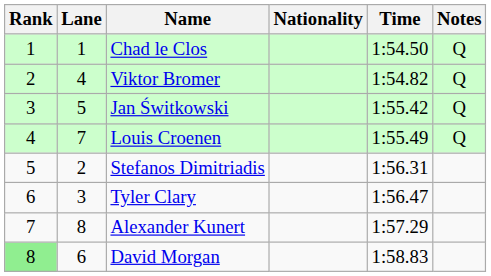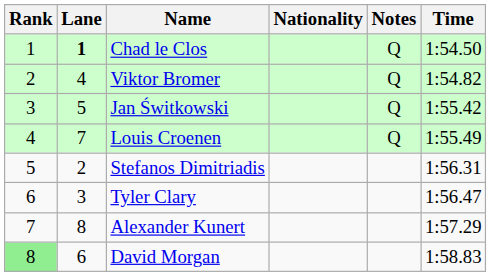columns swapped: (400, 19) <-> (459, 19)
(82, 49) normal -> (82, 49) bold
